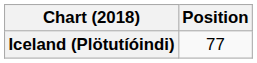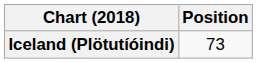(215, 44) 77 -> (215, 44) 73
